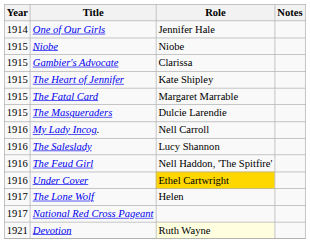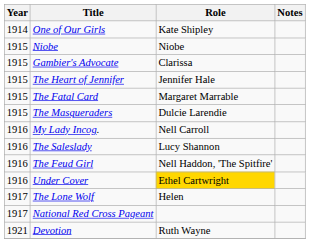(187, 29) Jennifer Hale -> (186, 29) Kate Shipley
(186, 79) Kate Shipley -> (187, 79) Jennifer Hale
(184, 230) lightyellow background -> (184, 230) no background
